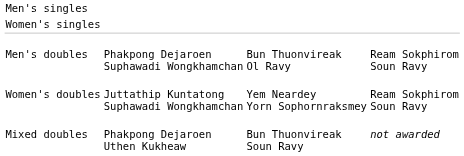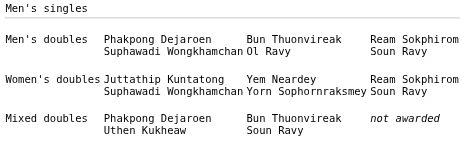- row: (53, 24)
